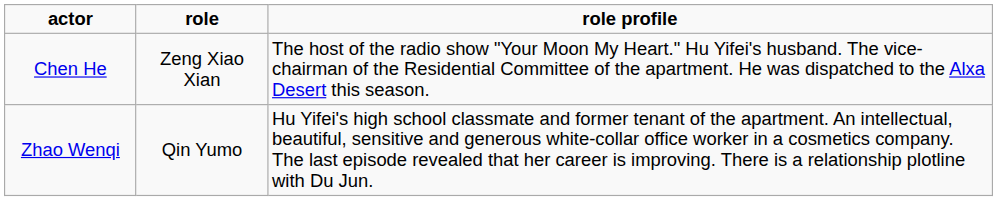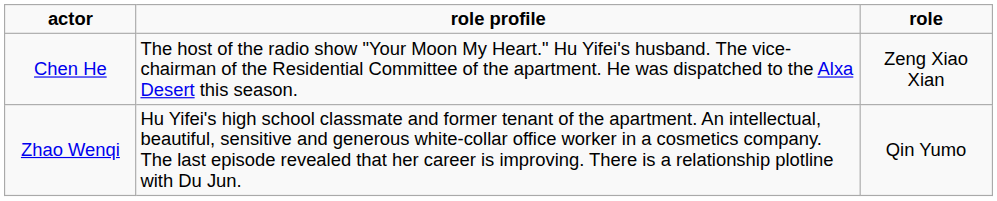columns swapped: (202, 19) <-> (630, 19)
